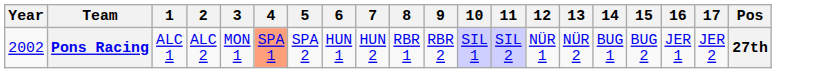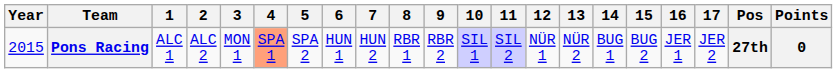+ column: (802, 16)
(26, 48) 2002 -> (26, 48) 2015
